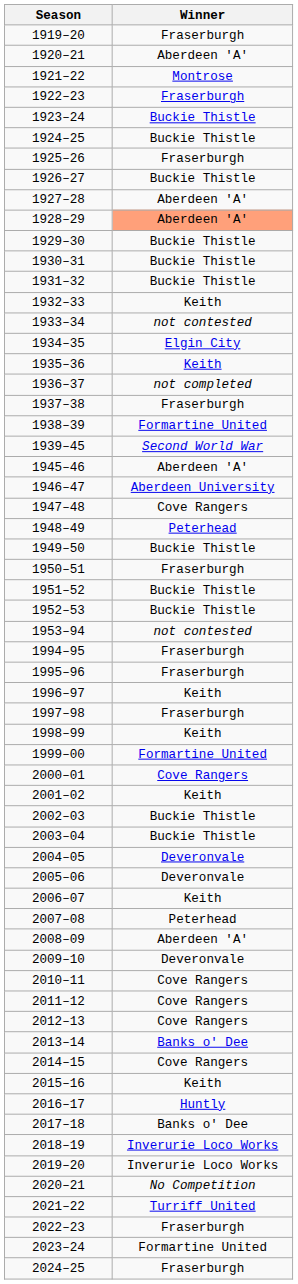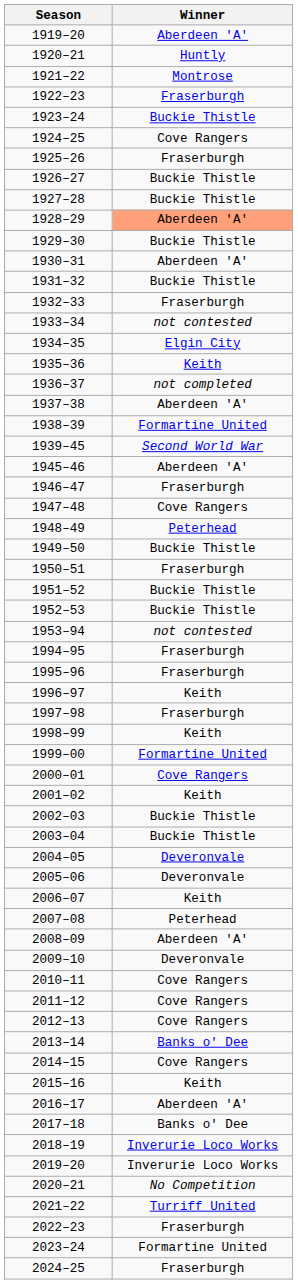(203, 35) Fraserburgh -> (203, 35) Aberdeen 'A'
(203, 56) Aberdeen 'A' -> (203, 56) Huntly
(203, 138) Buckie Thistle -> (203, 138) Cove Rangers
(203, 200) Aberdeen 'A' -> (203, 200) Buckie Thistle
(203, 261) Buckie Thistle -> (203, 261) Aberdeen 'A'
(203, 302) Keith -> (203, 302) Fraserburgh
(203, 405) Fraserburgh -> (203, 405) Aberdeen 'A'
(203, 487) Aberdeen University -> (203, 487) Fraserburgh
(203, 1104) Huntly -> (203, 1104) Aberdeen 'A'
